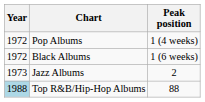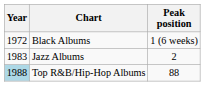- row: (57, 40)
(17, 72) 1973 -> (17, 56) 1983
